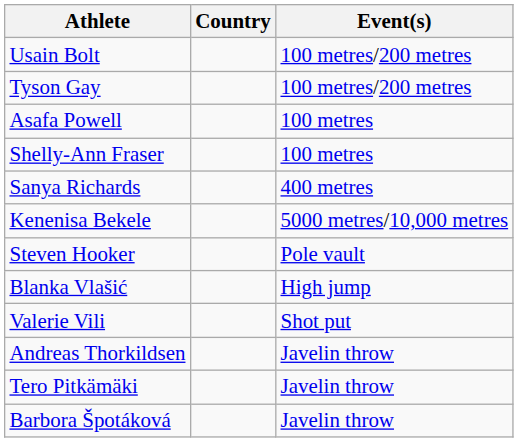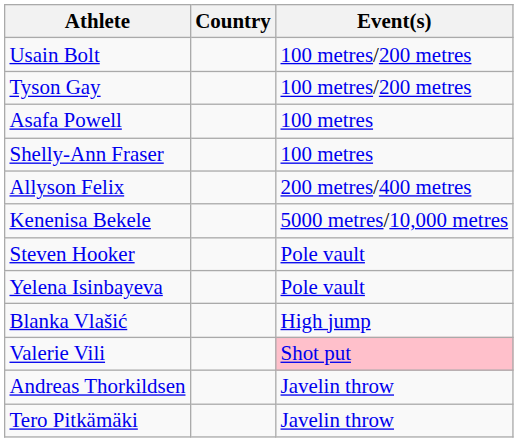+ row: (67, 187)
- row: (75, 187)
+ row: (86, 287)
(316, 320) no background -> (316, 353) pink background
- row: (90, 420)
